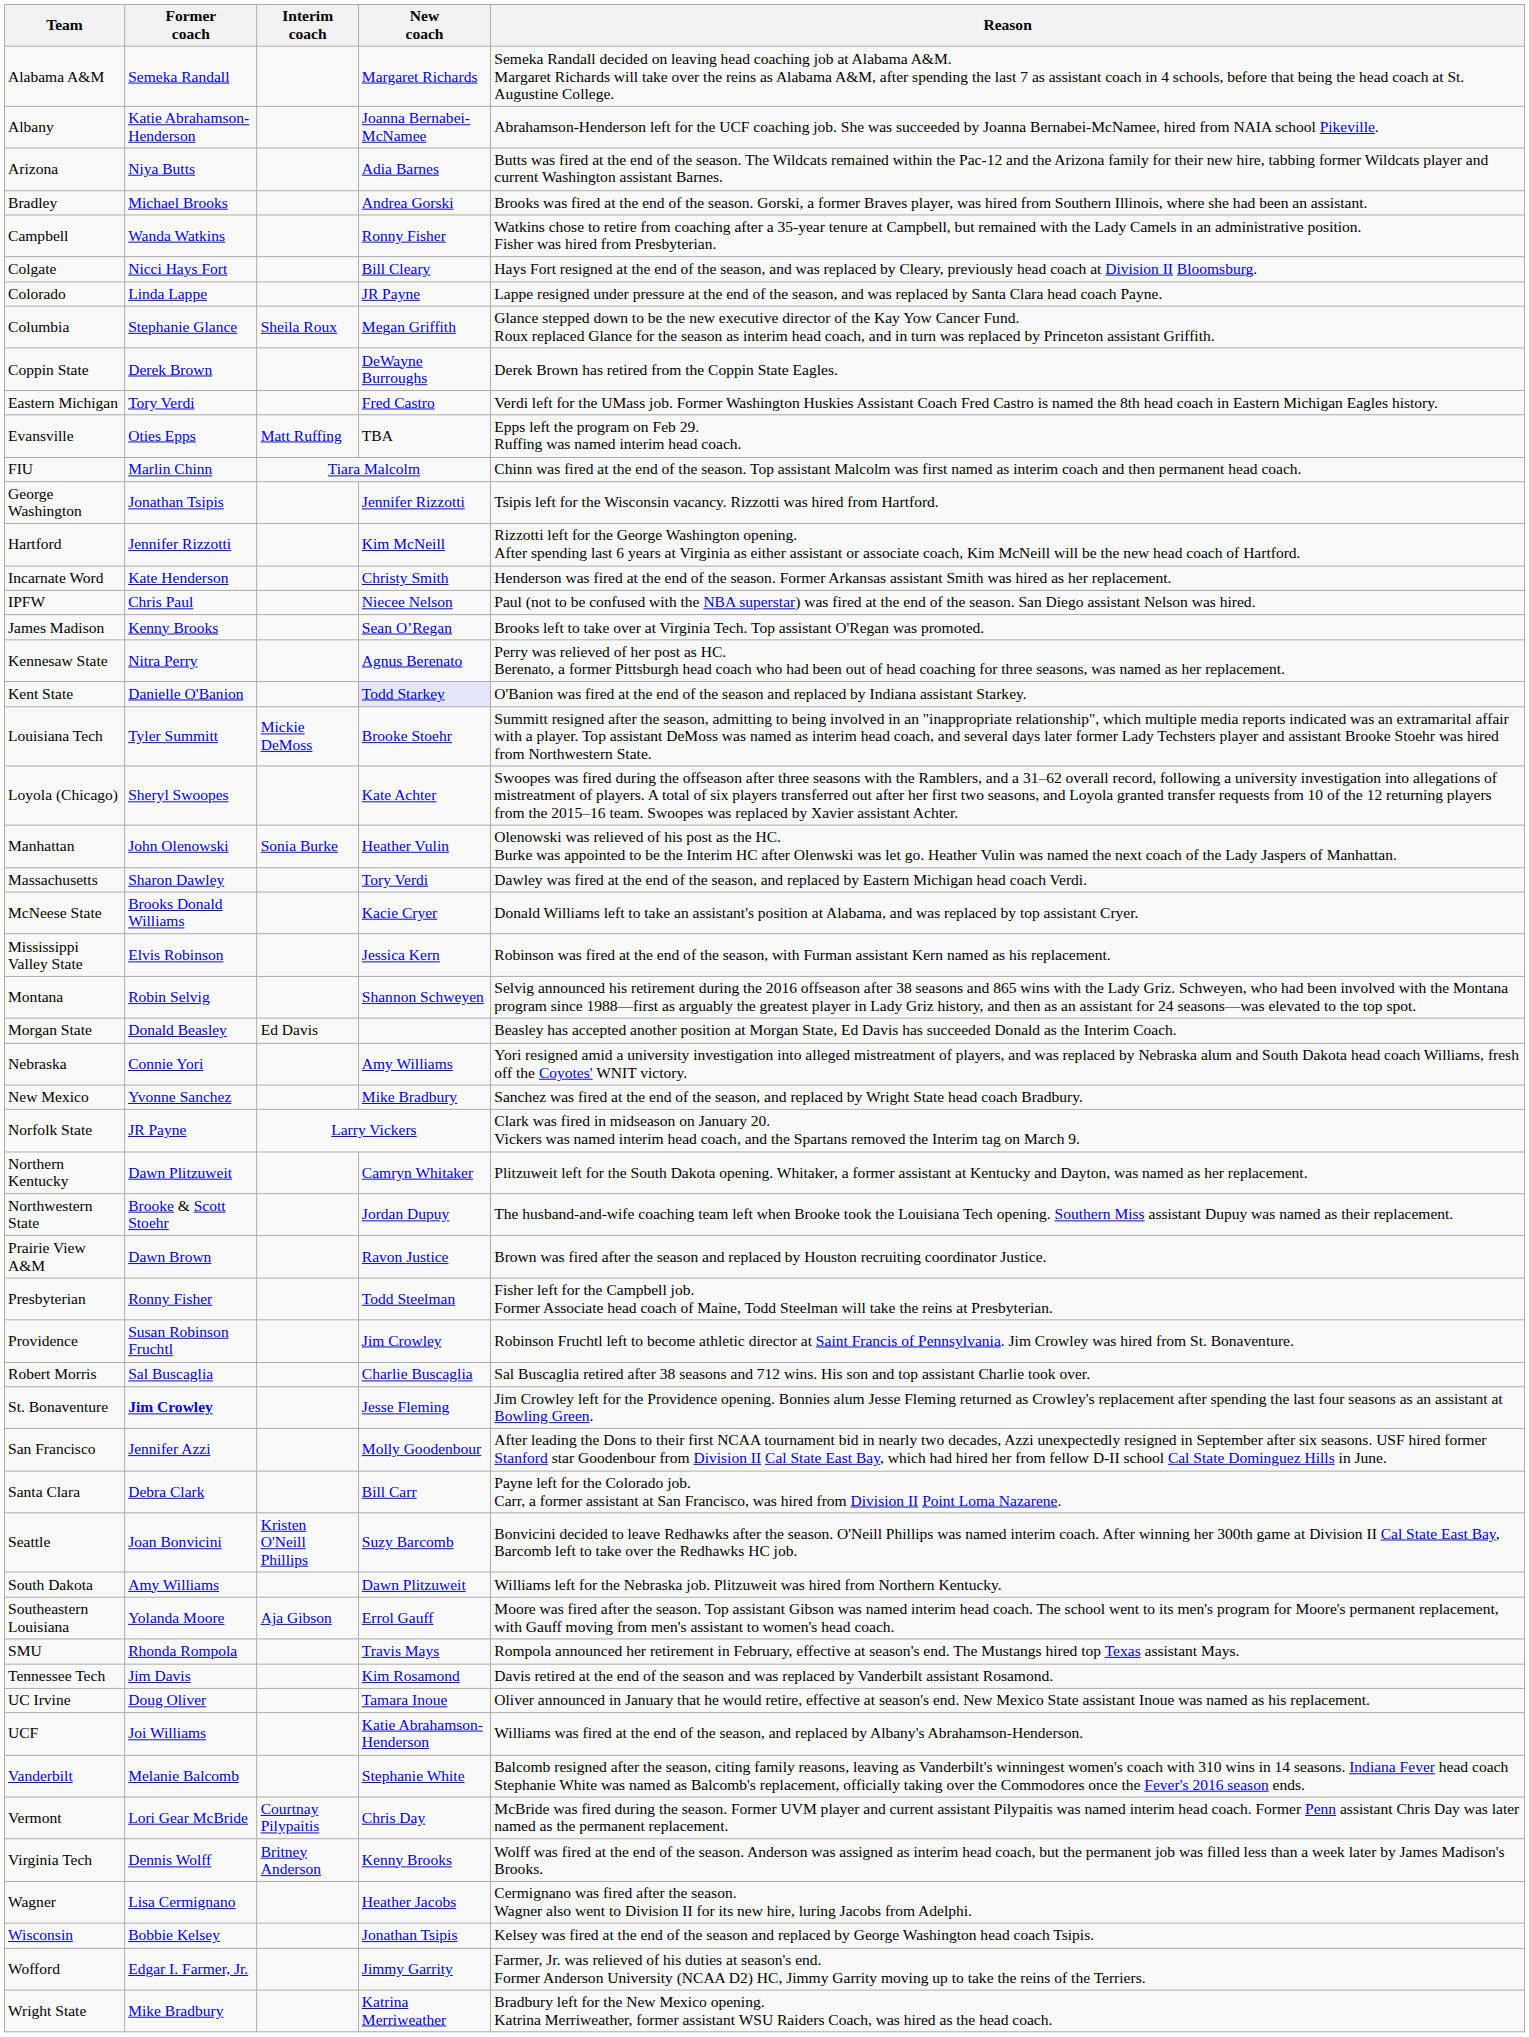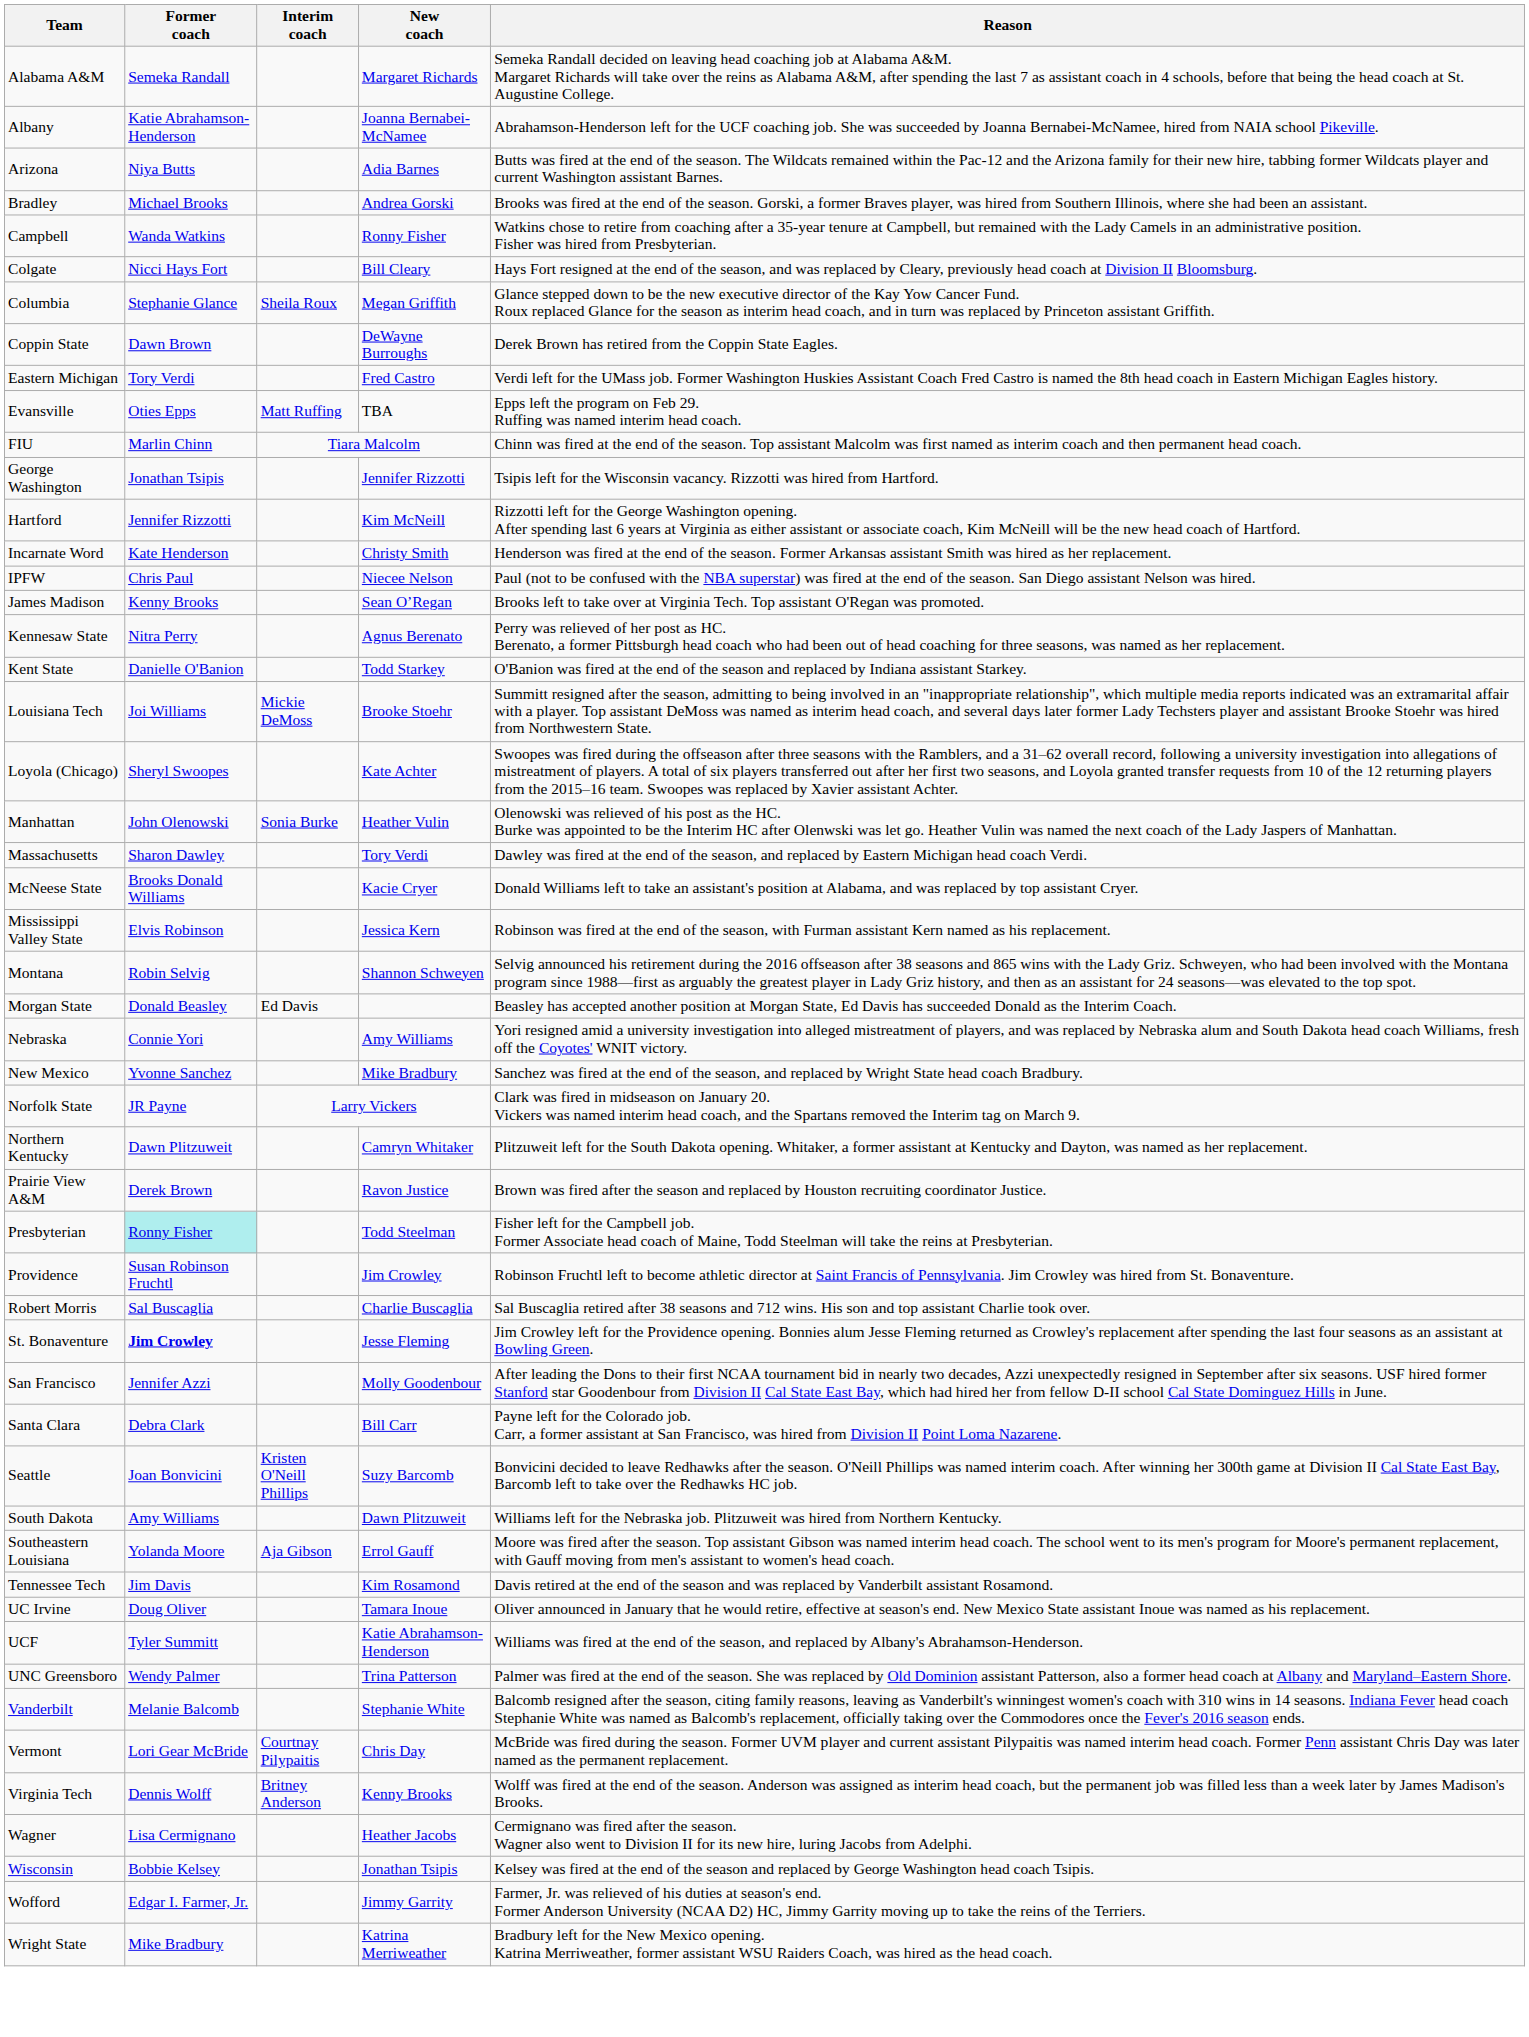- row: (37, 293)
(170, 369) Derek Brown -> (170, 344) Dawn Brown
(403, 693) lavender background -> (403, 669) no background
(173, 736) Tyler Summitt -> (167, 711) Joi Williams
- row: (50, 1214)
(170, 1256) Dawn Brown -> (170, 1190) Derek Brown
(170, 1298) no background -> (170, 1232) paleturquoise background
- row: (25, 1651)
(167, 1733) Joi Williams -> (173, 1642) Tyler Summitt
+ row: (63, 1675)
